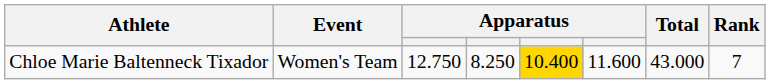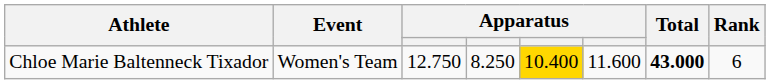(677, 62) normal -> (677, 62) bold
(737, 62) 7 -> (737, 62) 6
